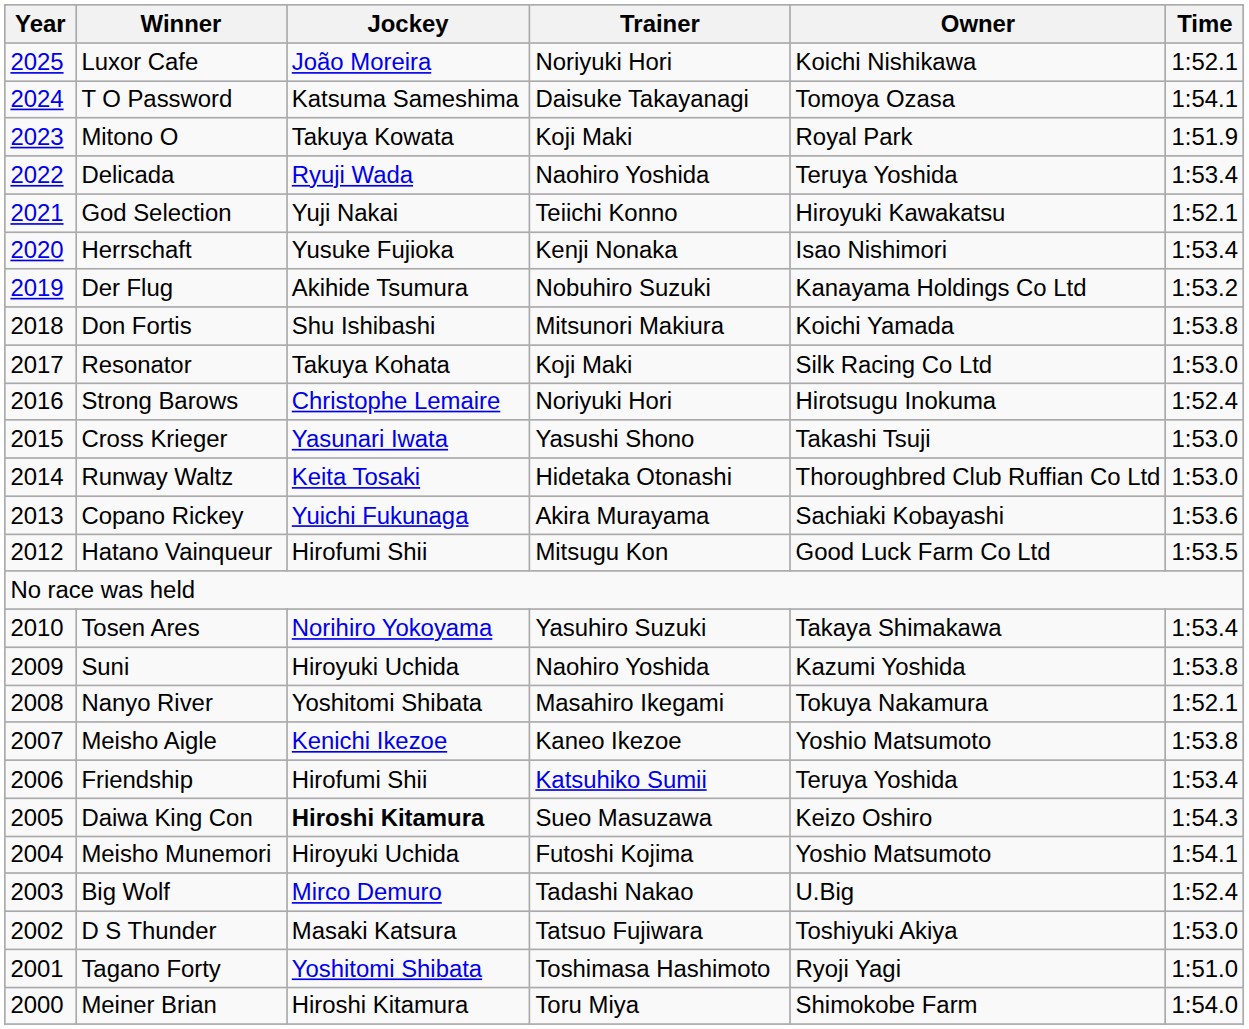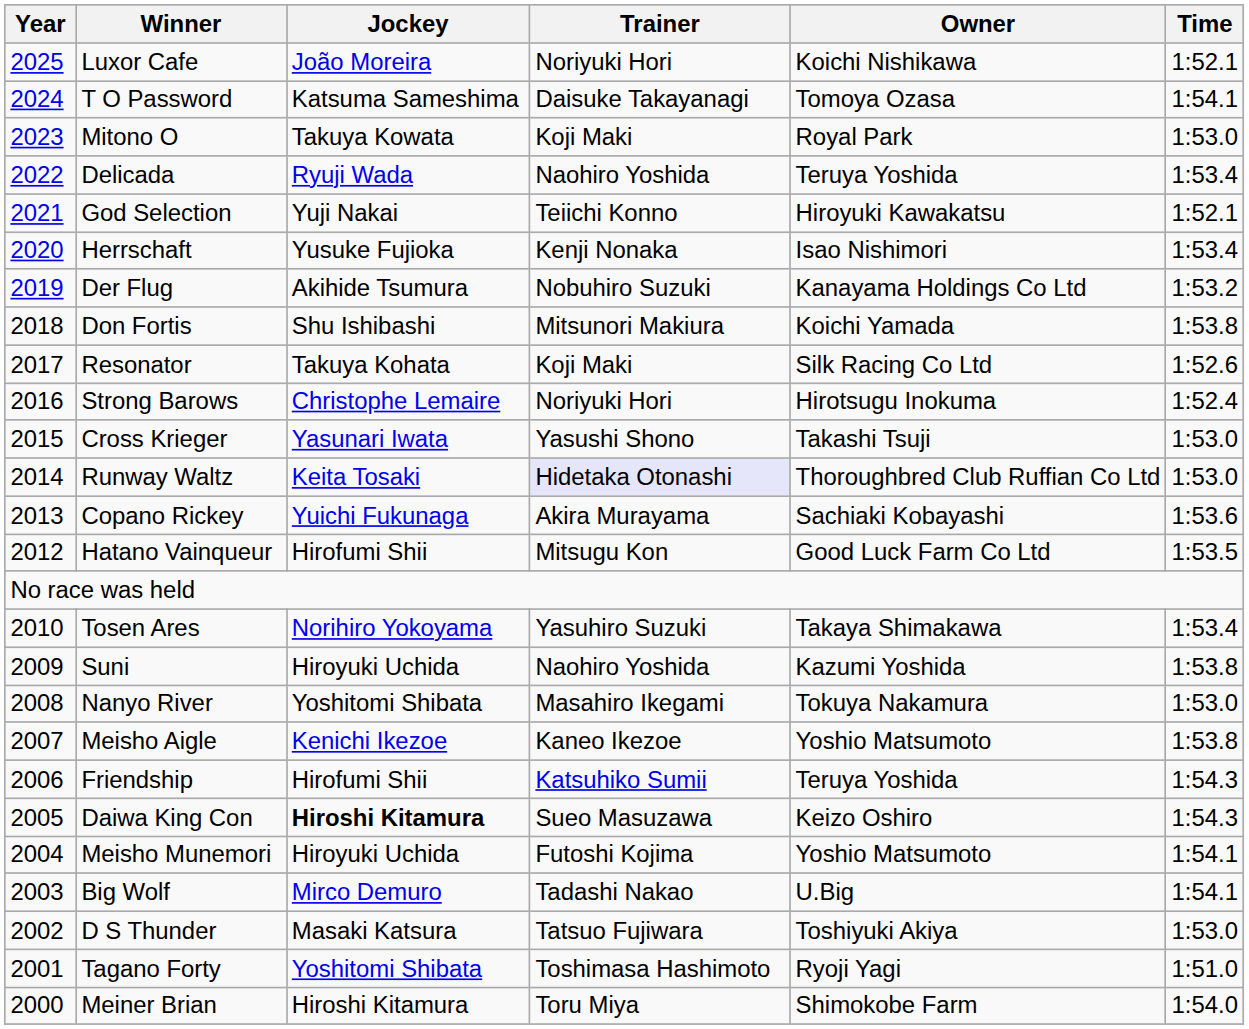(1205, 137) 1:51.9 -> (1205, 137) 1:53.0
(1205, 364) 1:53.0 -> (1205, 364) 1:52.6
(634, 477) no background -> (634, 477) lavender background
(1205, 704) 1:52.1 -> (1205, 704) 1:53.0
(1205, 779) 1:53.4 -> (1205, 779) 1:54.3
(1205, 893) 1:52.4 -> (1205, 893) 1:54.1
